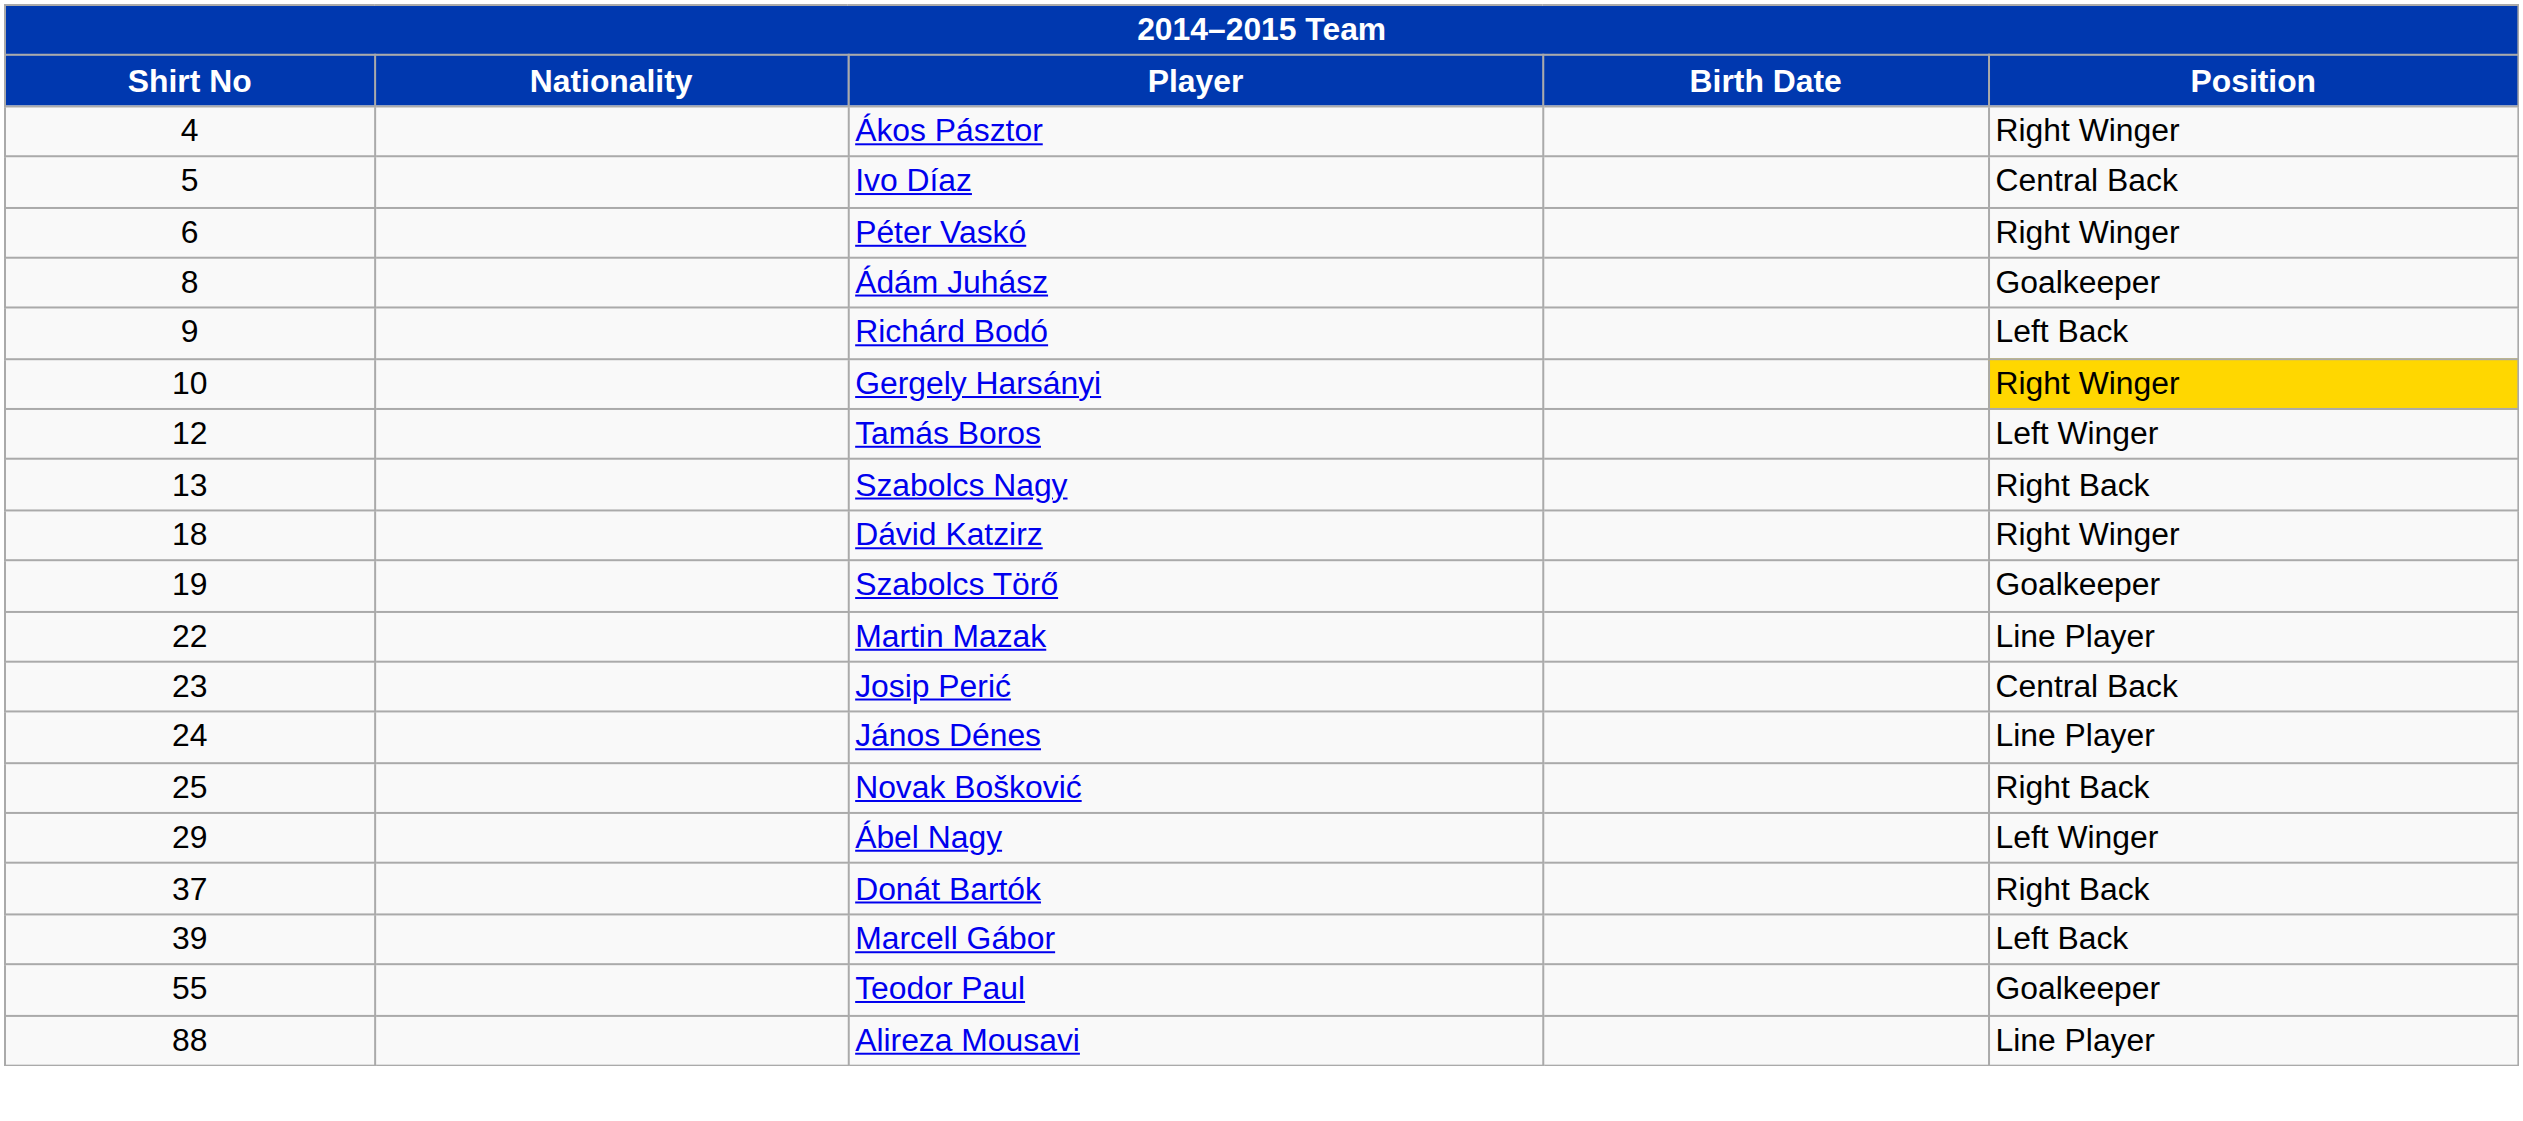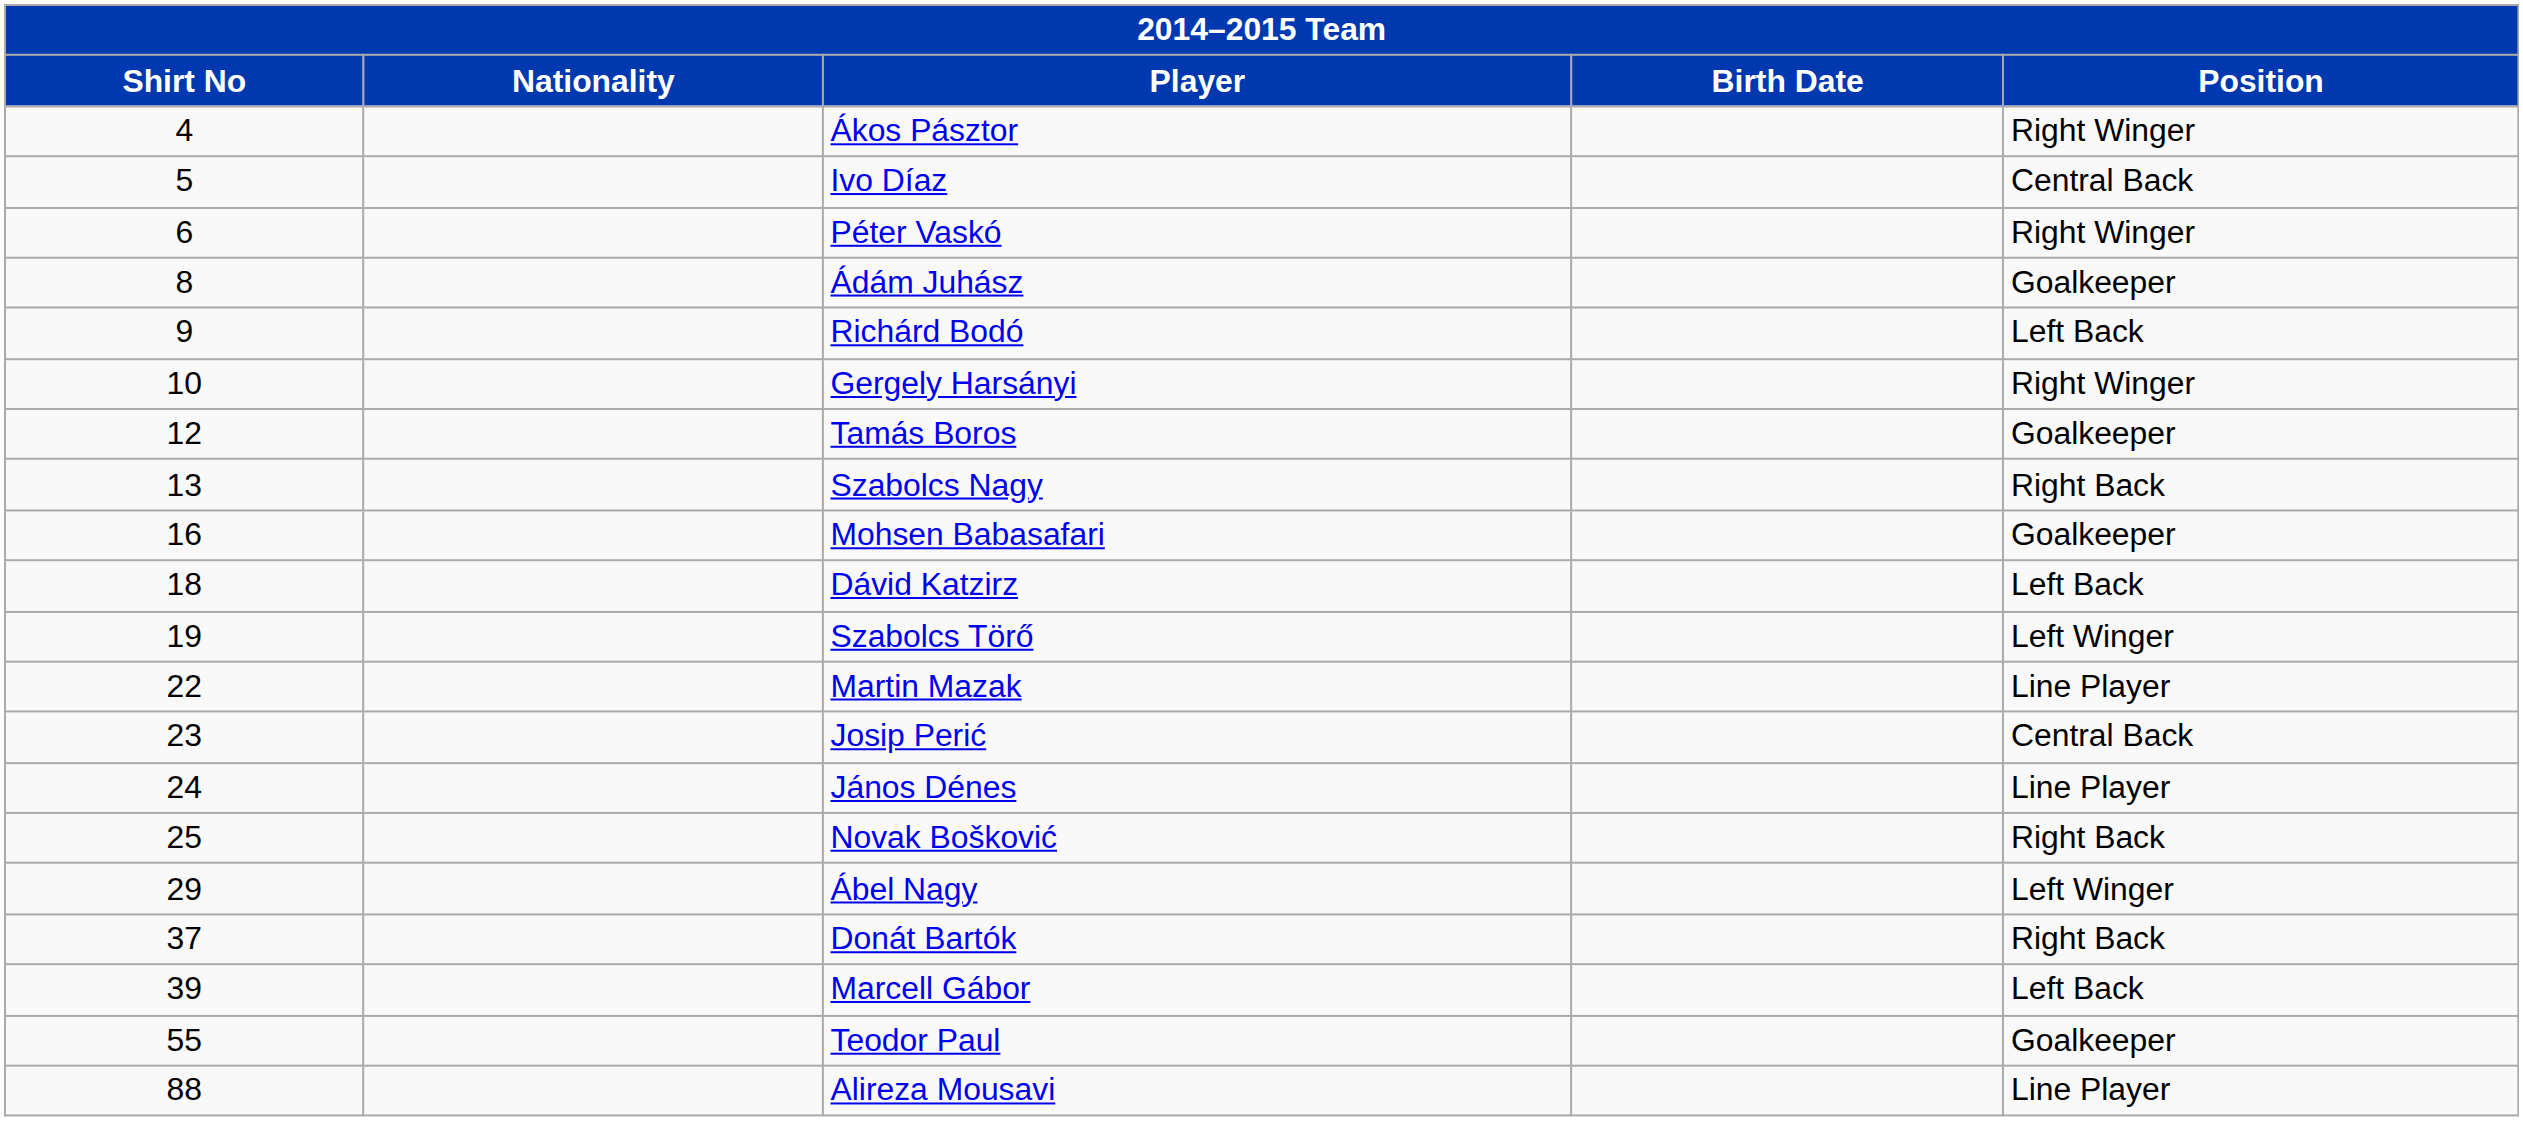(2088, 383) gold background -> (2103, 383) no background
(2077, 433) Left Winger -> (2093, 433) Goalkeeper
+ row: (968, 534)
(2088, 534) Right Winger -> (2077, 585) Left Back
(2078, 585) Goalkeeper -> (2092, 635) Left Winger
